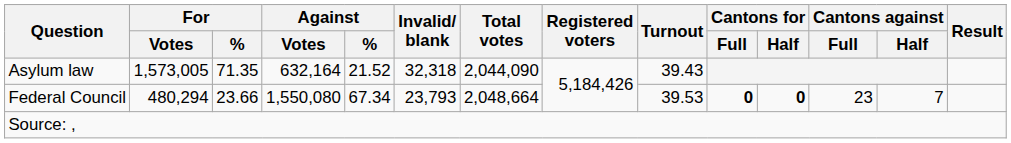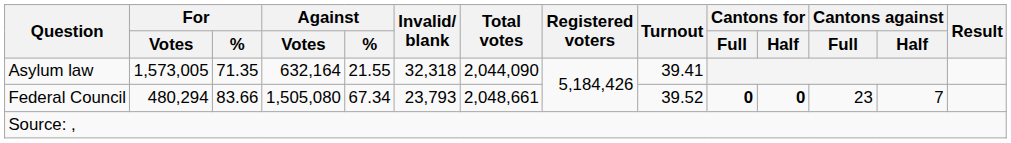(370, 71) 21.52 -> (370, 71) 21.55
(682, 71) 39.43 -> (682, 71) 39.41
(237, 97) 23.66 -> (237, 97) 83.66
(303, 97) 1,550,080 -> (303, 97) 1,505,080
(501, 97) 2,048,664 -> (501, 97) 2,048,661
(682, 97) 39.53 -> (682, 97) 39.52
